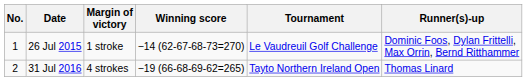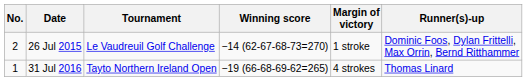columns swapped: (314, 18) <-> (110, 18)
(15, 46) 1 -> (15, 46) 2
(15, 69) 2 -> (15, 69) 1
